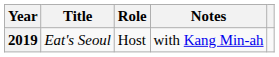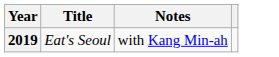- column: (132, 16)
